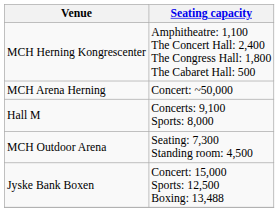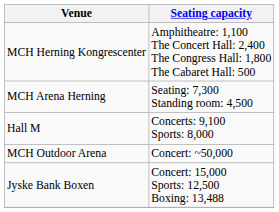(192, 90) Concert: ~50,000 -> (202, 96) Seating: 7,300 Standing room: 4,500
(202, 146) Seating: 7,300 Standing room: 4,500 -> (192, 153) Concert: ~50,000
